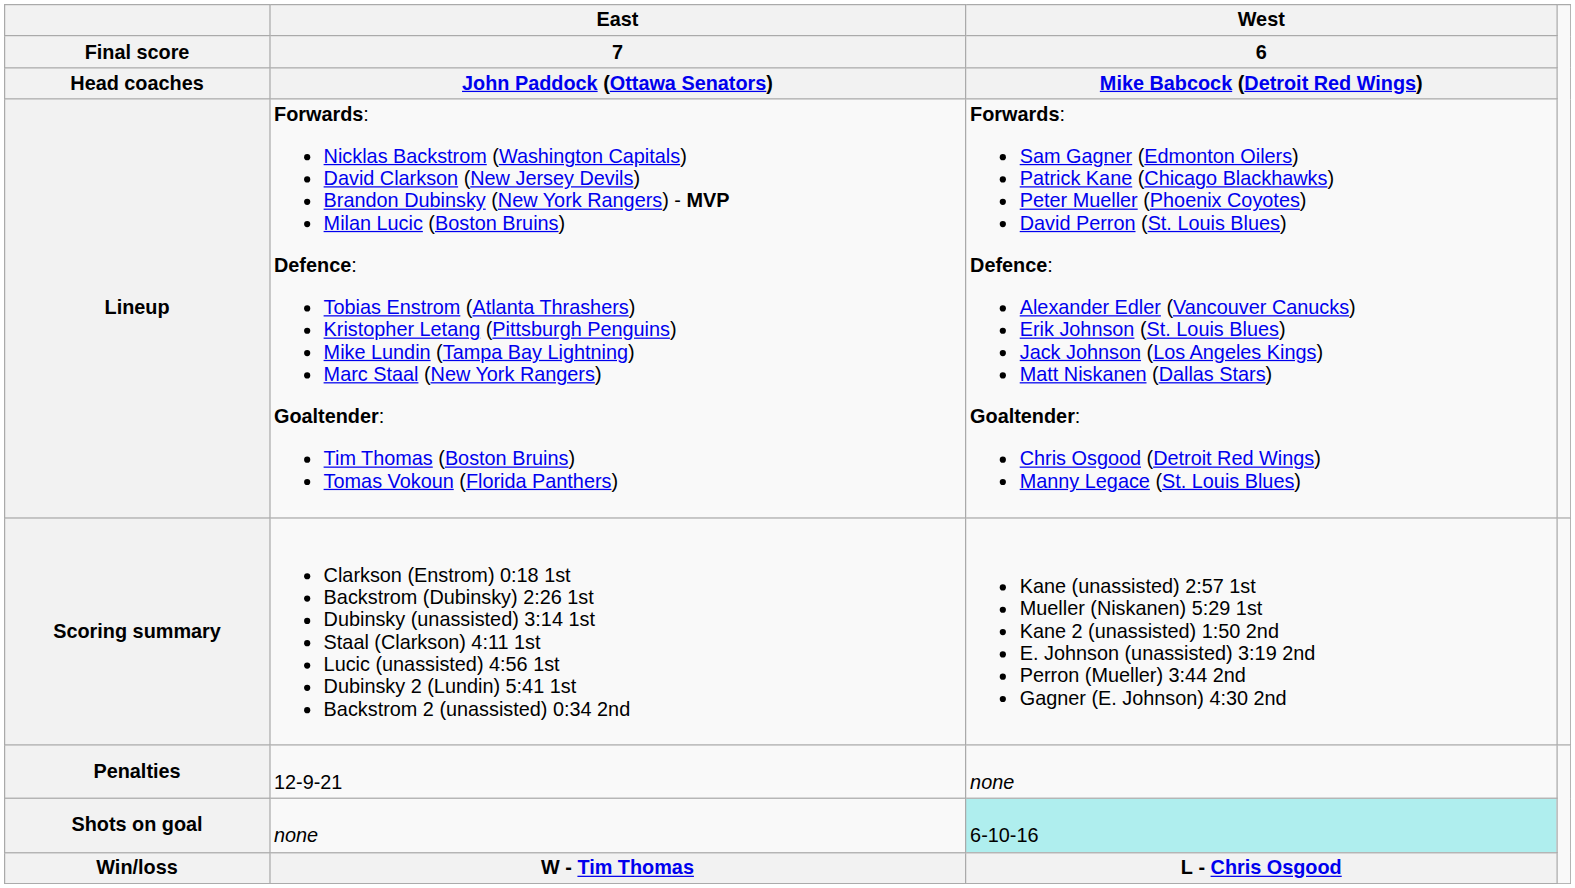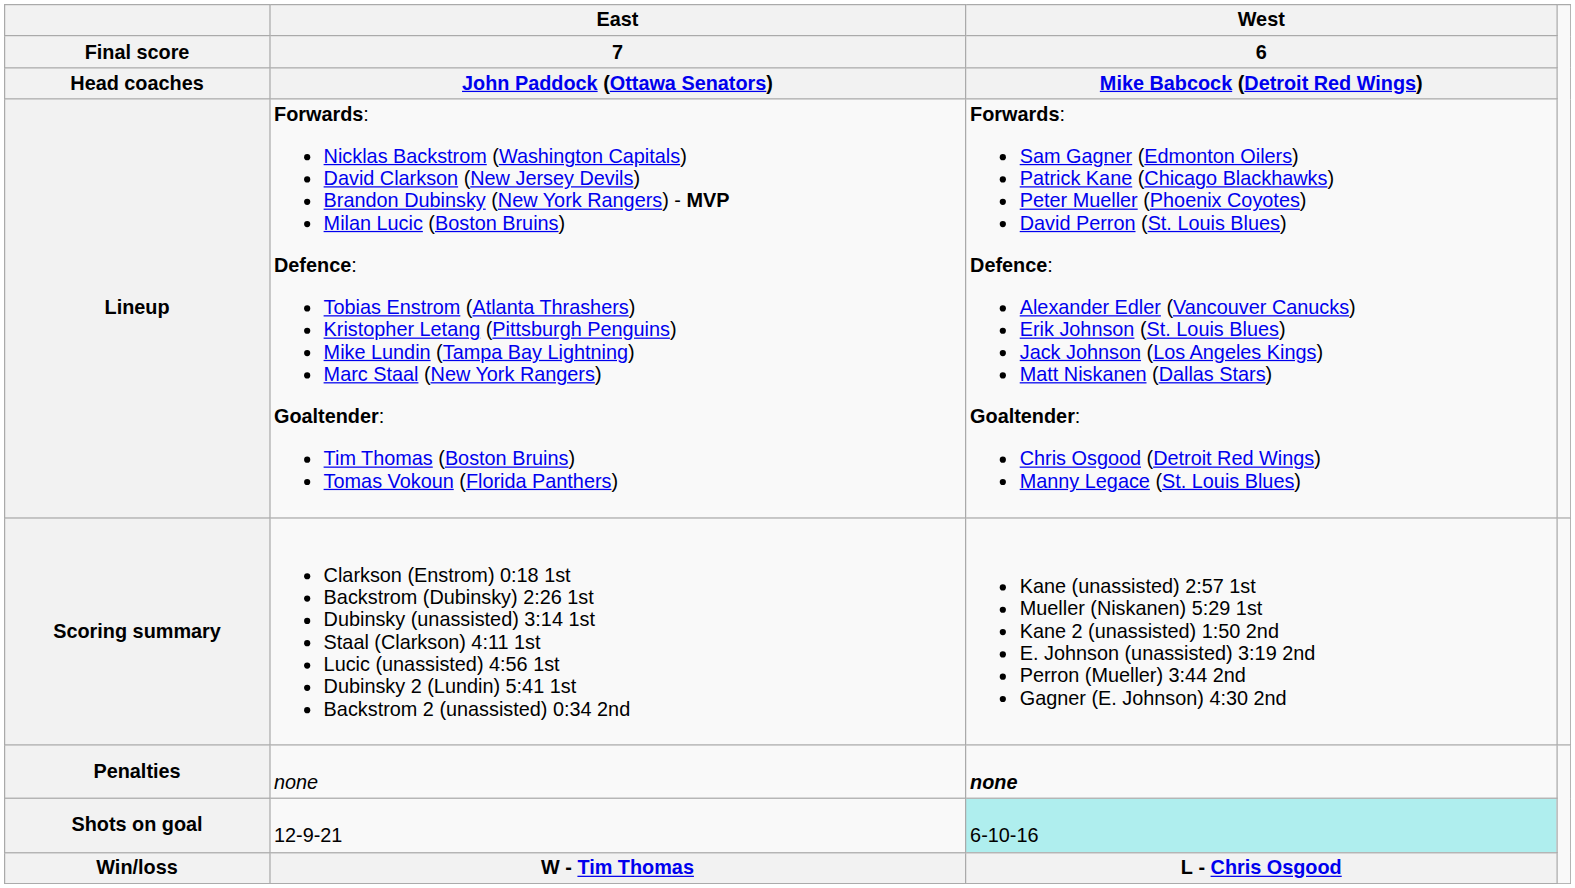(308, 782) 12-9-21 -> (296, 782) none
(992, 782) normal -> (994, 782) bold
(296, 836) none -> (308, 836) 12-9-21
